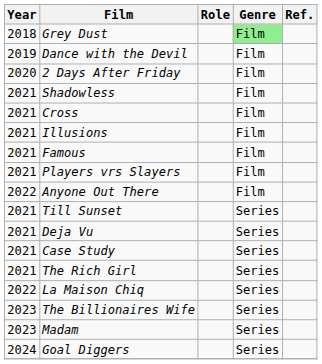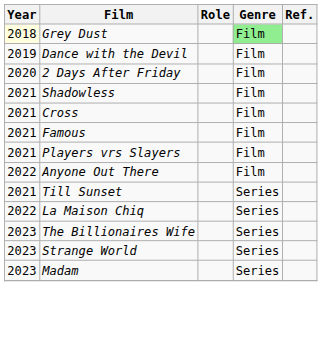(22, 34) no background -> (22, 34) lightyellow background
- row: (75, 133)
- row: (68, 231)
- row: (79, 251)
- row: (90, 270)
+ row: (90, 251)
- row: (86, 349)
